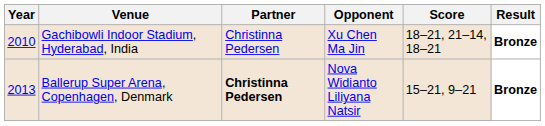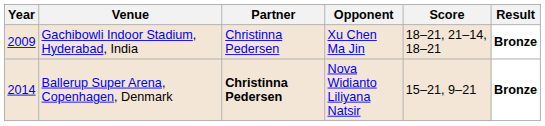(21, 42) 2010 -> (21, 42) 2009
(21, 90) 2013 -> (21, 90) 2014
